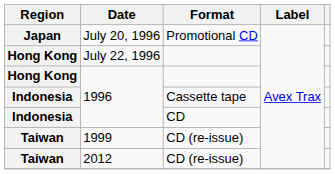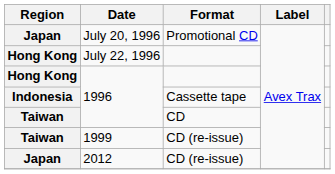(42, 117) Indonesia -> (42, 117) Taiwan
(42, 158) Taiwan -> (42, 158) Japan
